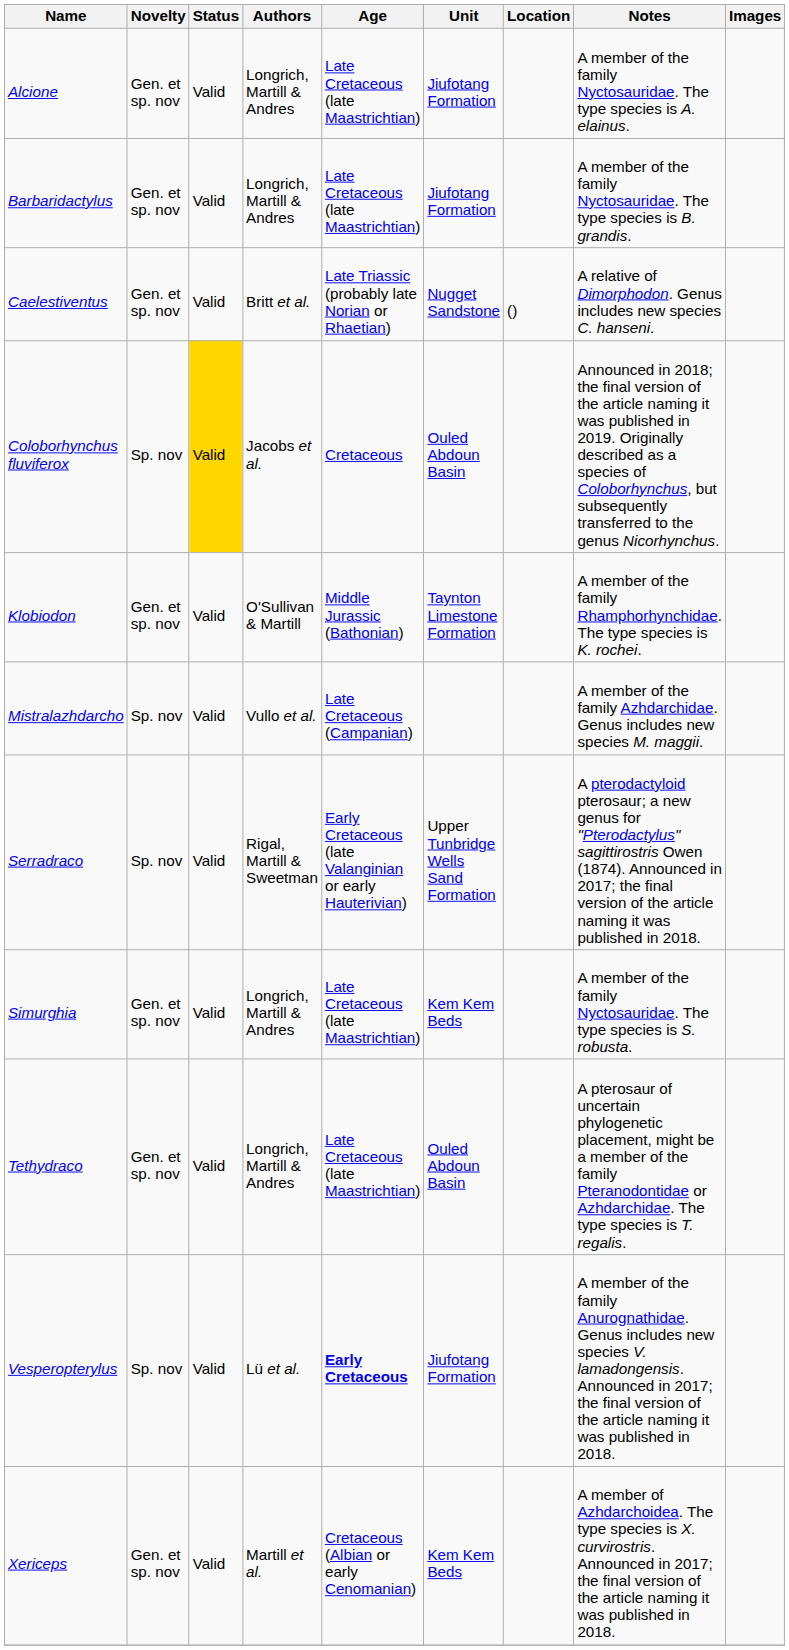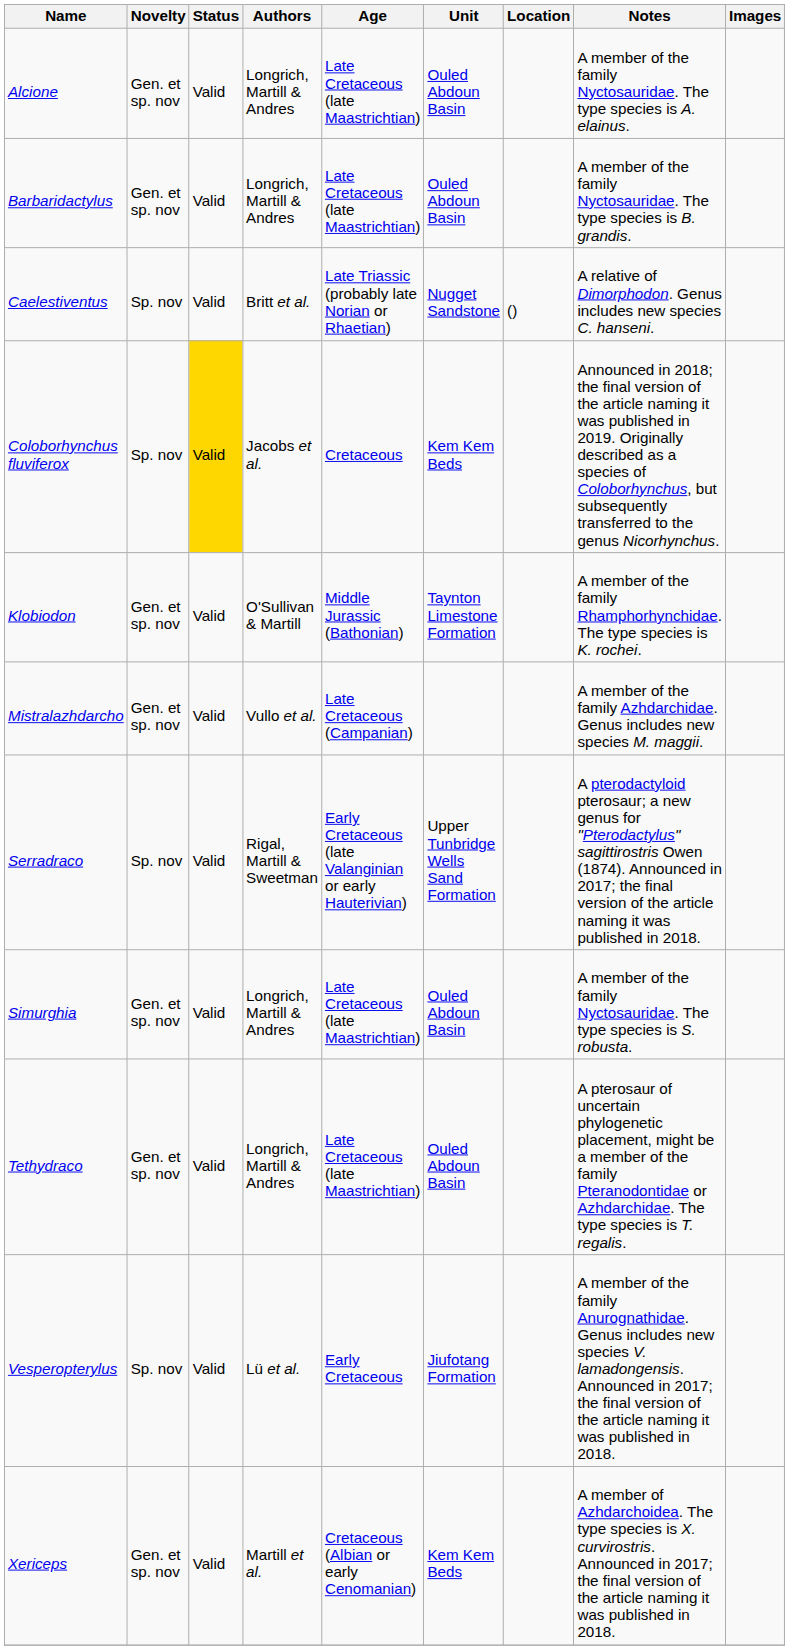(462, 91) Jiufotang Formation -> (454, 91) Ouled Abdoun Basin
(462, 201) Jiufotang Formation -> (454, 201) Ouled Abdoun Basin
(156, 302) Gen. et sp. nov -> (156, 302) Sp. nov
(454, 454) Ouled Abdoun Basin -> (461, 454) Kem Kem Beds
(156, 716) Sp. nov -> (156, 716) Gen. et sp. nov
(461, 1013) Kem Kem Beds -> (454, 1013) Ouled Abdoun Basin
(366, 1369) bold -> (364, 1369) normal
